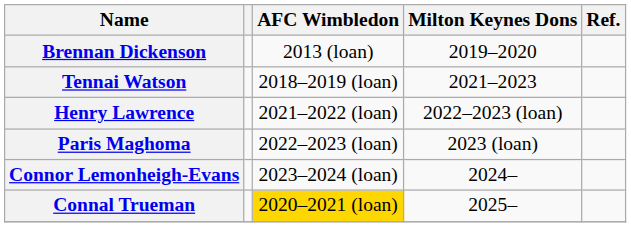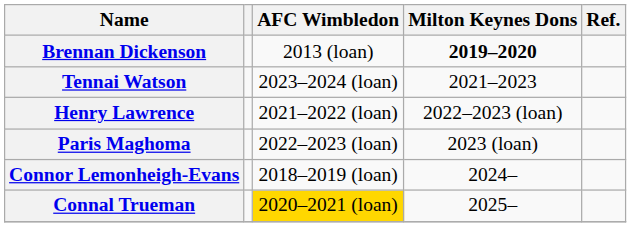(493, 50) normal -> (493, 50) bold
(328, 81) 2018–2019 (loan) -> (328, 81) 2023–2024 (loan)
(328, 174) 2023–2024 (loan) -> (328, 174) 2018–2019 (loan)
